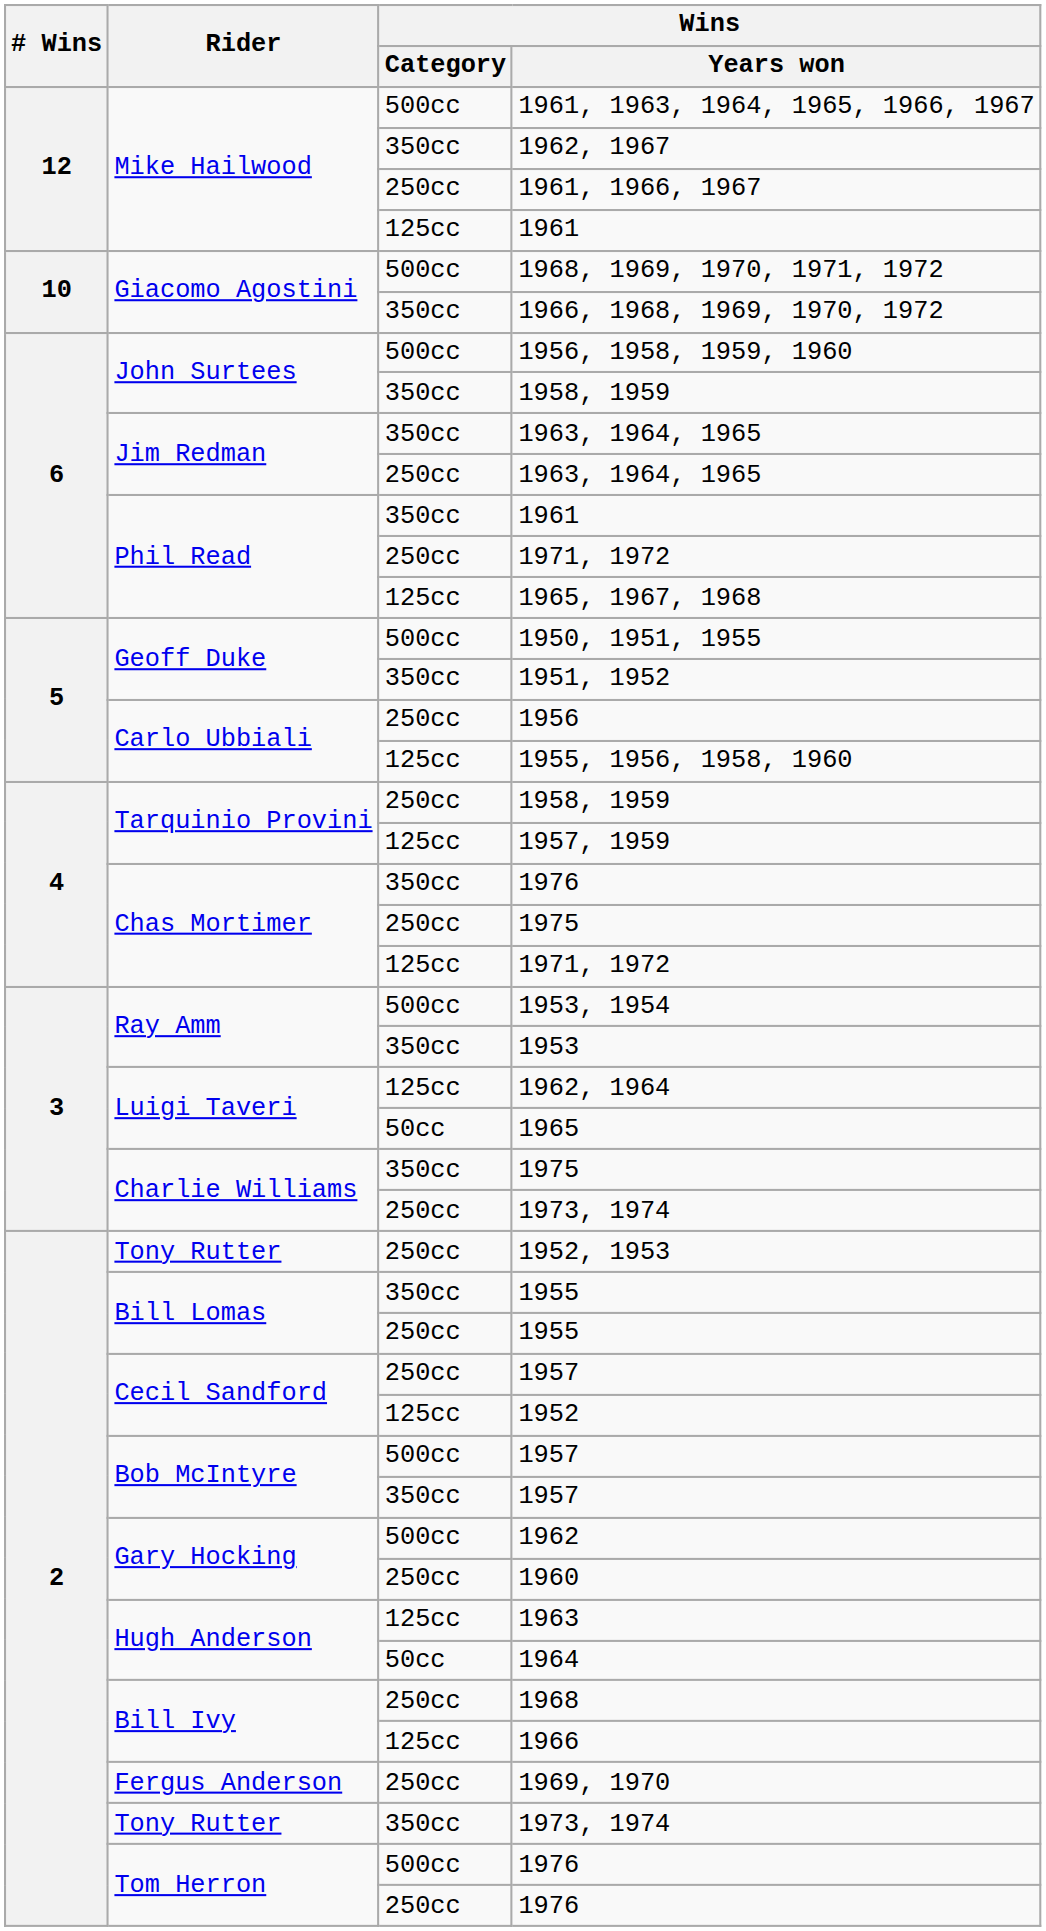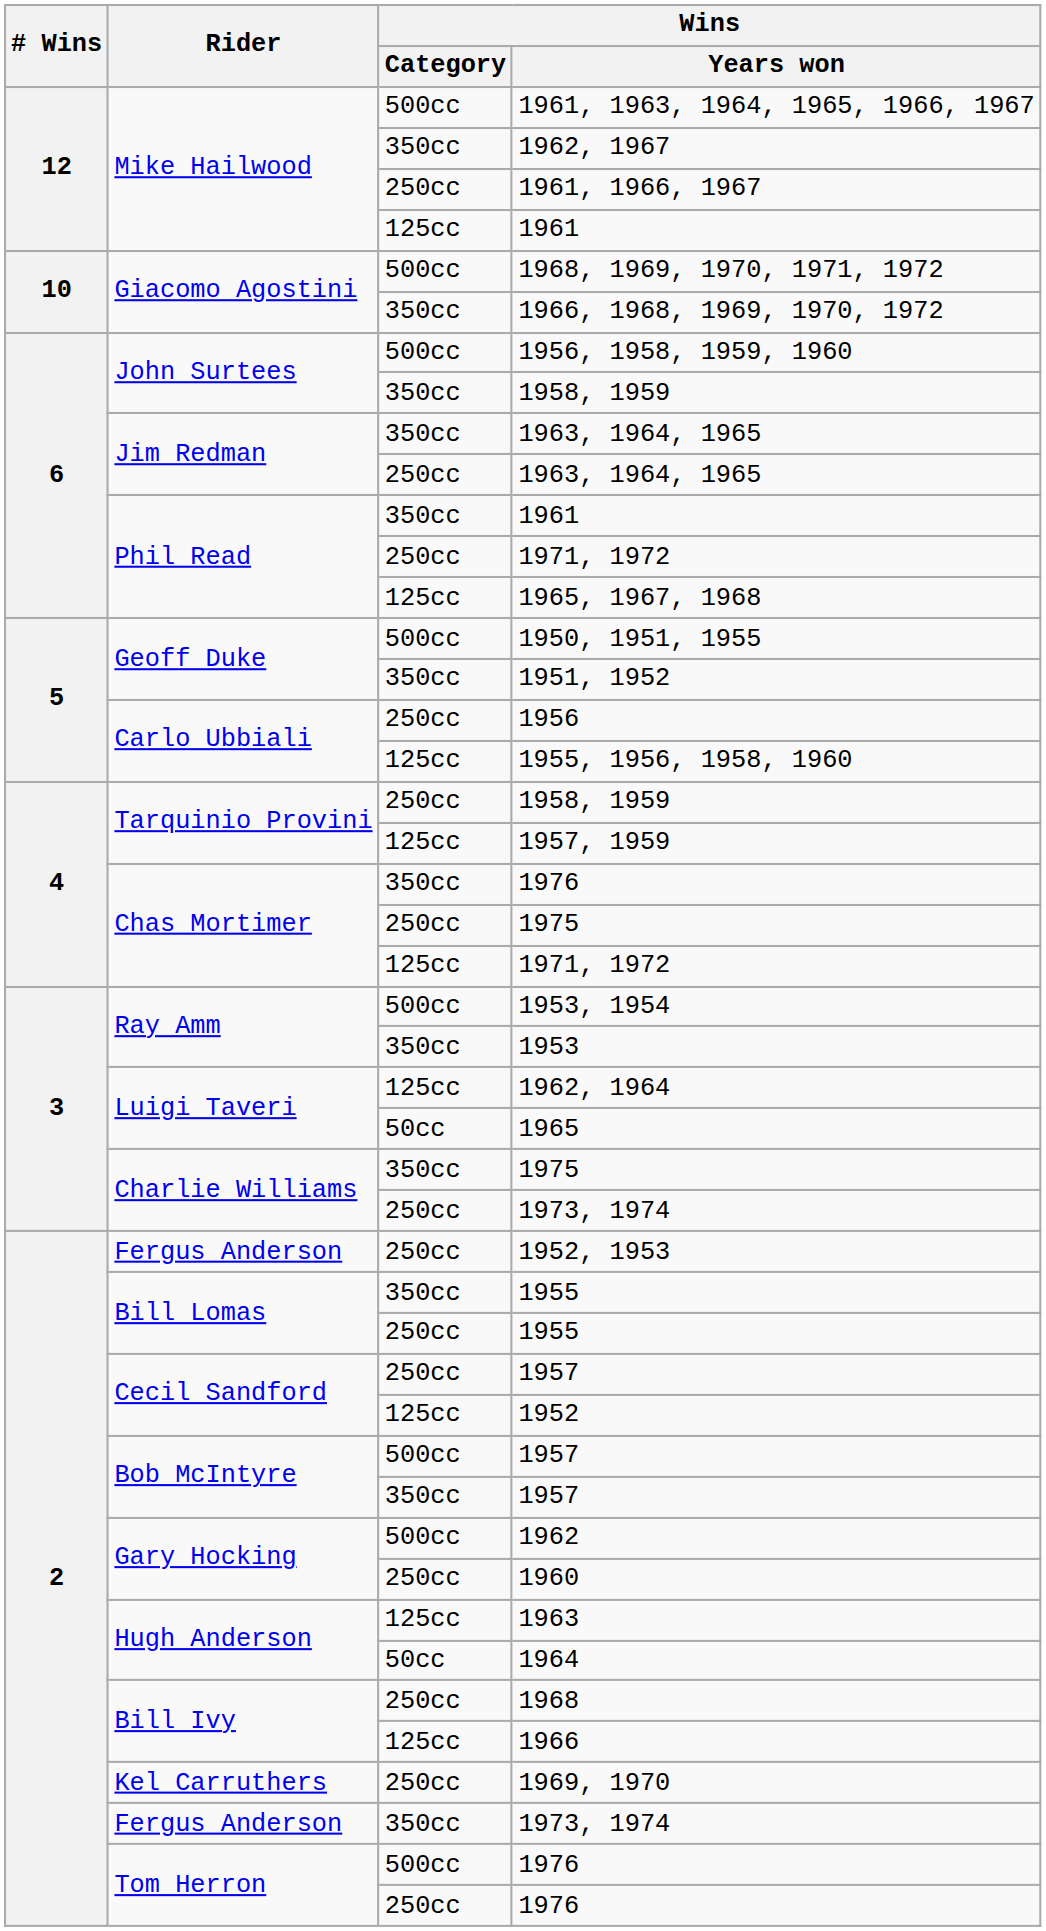(198, 1252) Tony Rutter -> (228, 1252) Fergus Anderson
(228, 1783) Fergus Anderson -> (221, 1783) Kel Carruthers
(198, 1824) Tony Rutter -> (228, 1824) Fergus Anderson
